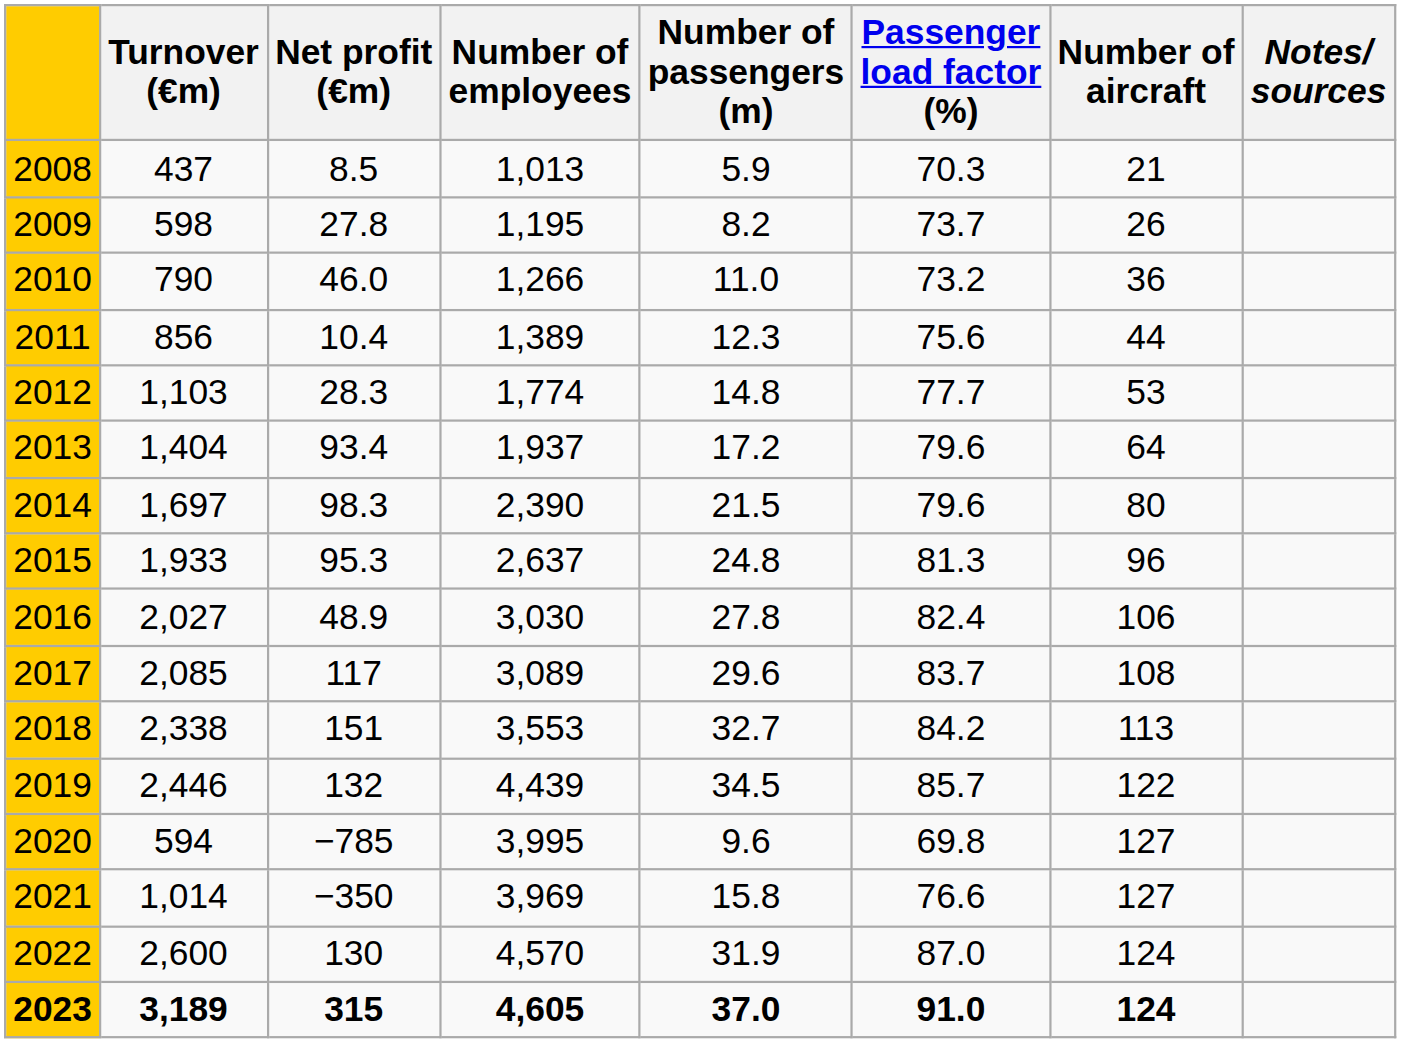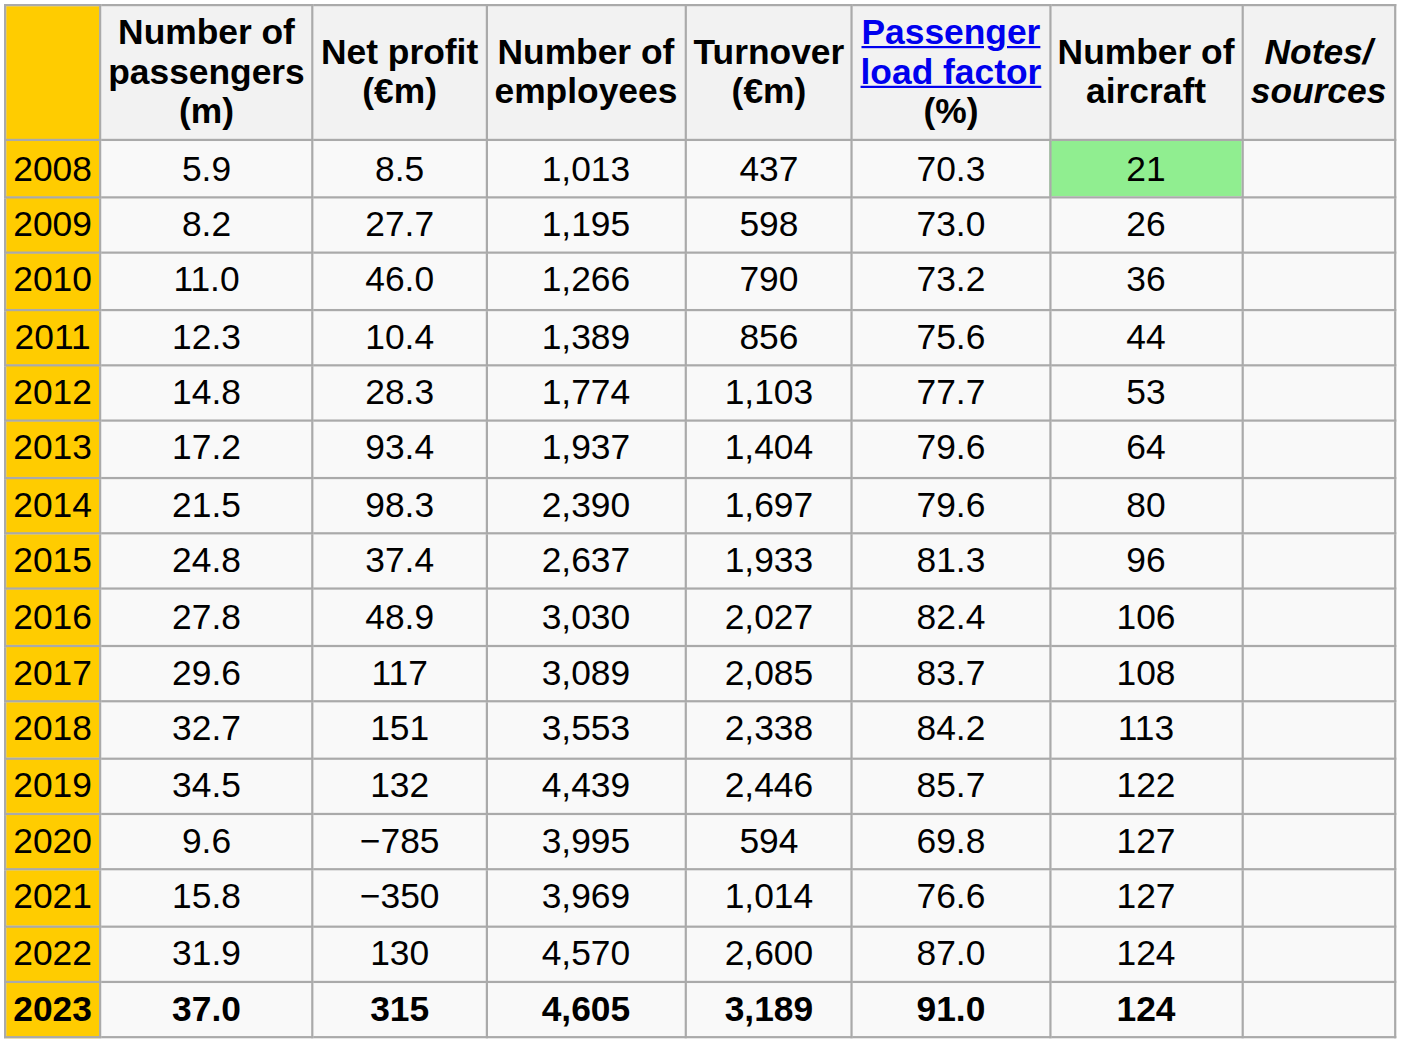columns swapped: (184, 72) <-> (746, 72)
(1146, 168) no background -> (1146, 168) lightgreen background
(354, 224) 27.8 -> (400, 224) 27.7
(951, 224) 73.7 -> (951, 224) 73.0
(354, 560) 95.3 -> (400, 560) 37.4
